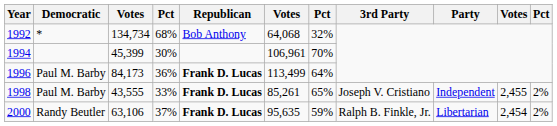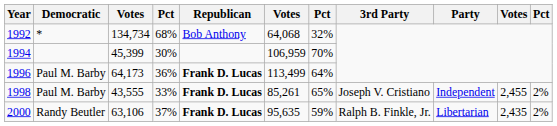(287, 53) 106,961 -> (287, 53) 106,959
(127, 72) 84,173 -> (127, 72) 64,173
(514, 112) 2,454 -> (514, 112) 2,435
